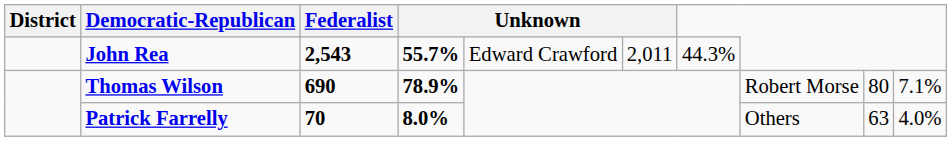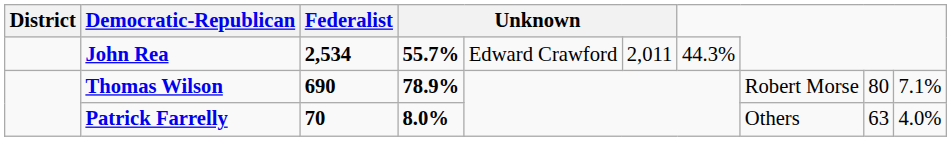(328, 53) 2,543 -> (328, 53) 2,534
